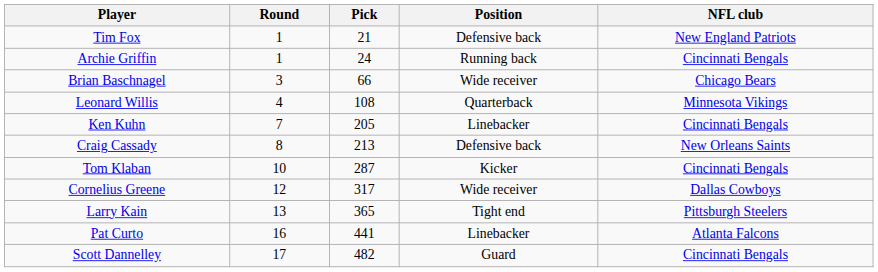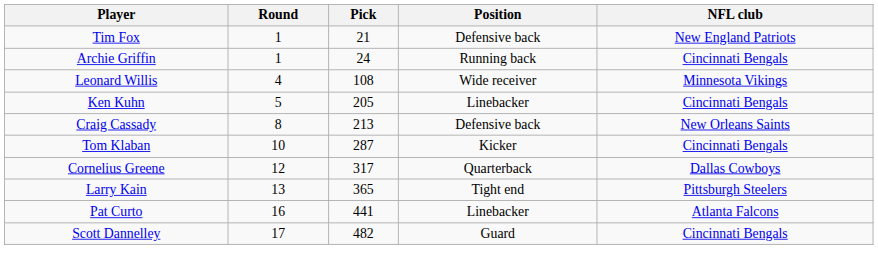- row: (117, 80)
(499, 102) Quarterback -> (498, 80) Wide receiver
(279, 124) 7 -> (278, 102) 5
(499, 189) Wide receiver -> (498, 168) Quarterback
